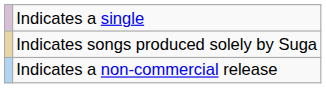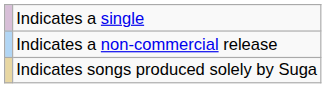rows swapped: (147, 70) <-> (167, 44)
